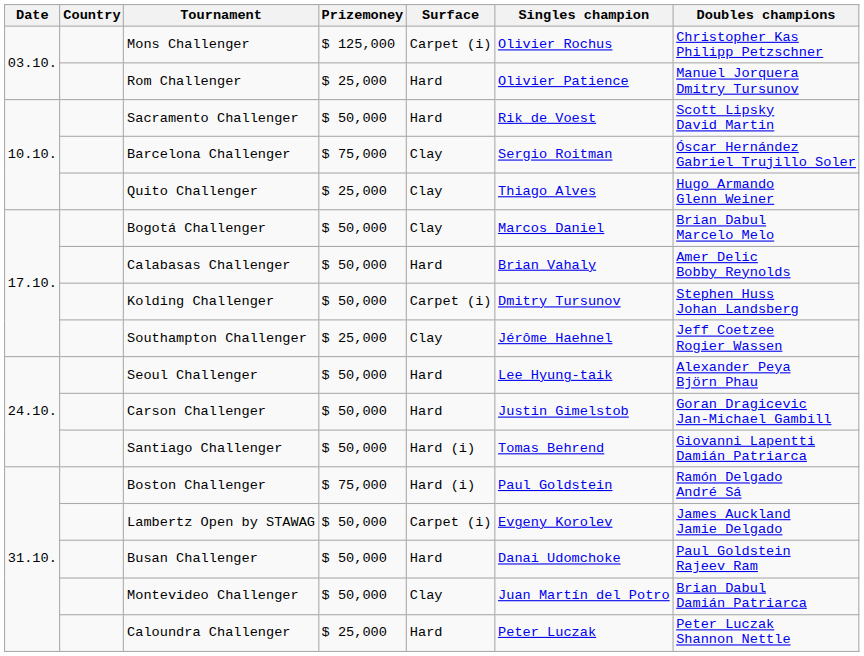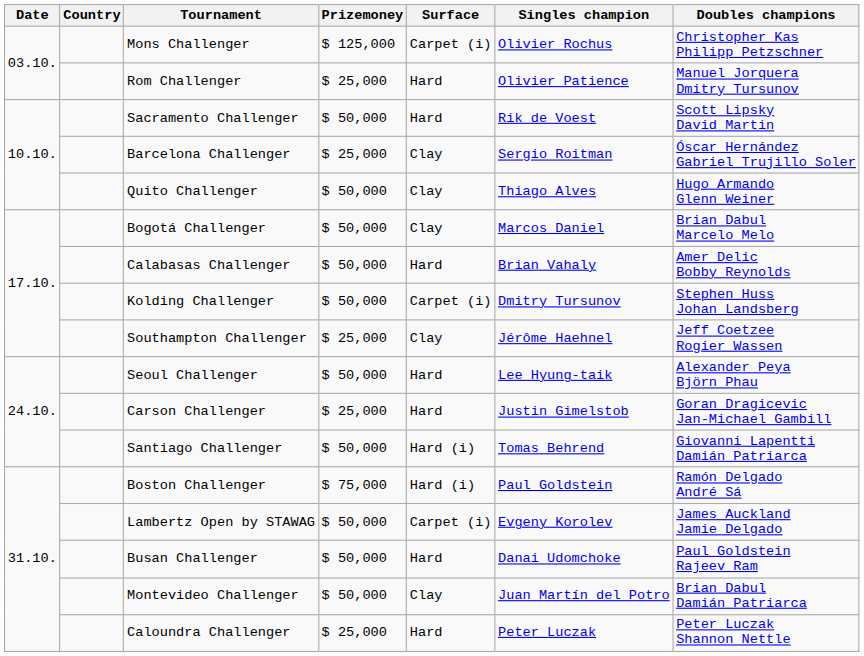(354, 154) $ 75,000 -> (354, 154) $ 25,000
(354, 191) $ 25,000 -> (354, 191) $ 50,000
(354, 412) $ 50,000 -> (354, 412) $ 25,000
